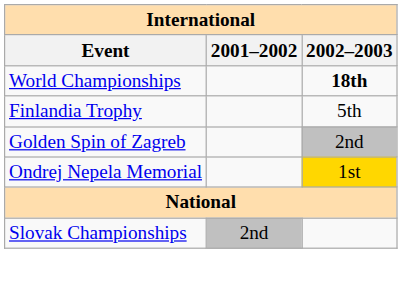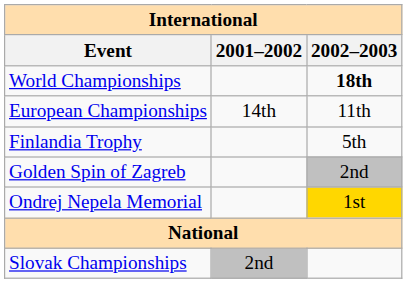+ row: (108, 111)
